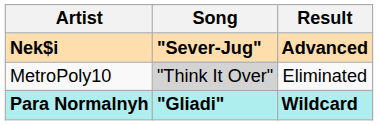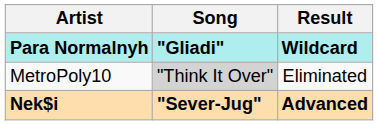rows swapped: (79, 104) <-> (34, 47)
